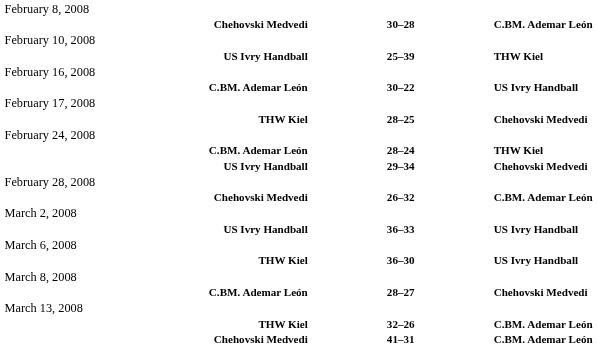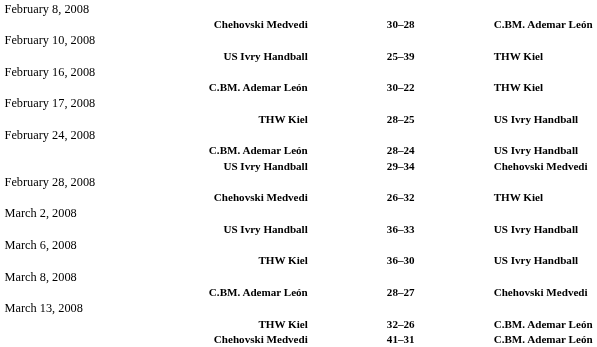(536, 87) US Ivry Handball -> (518, 87) THW Kiel
(541, 119) Chehovski Medvedi -> (536, 119) US Ivry Handball
(518, 150) THW Kiel -> (536, 150) US Ivry Handball
(543, 197) C.BM. Ademar León -> (518, 197) THW Kiel
